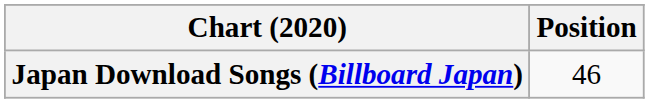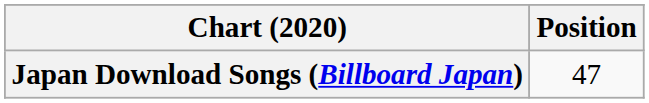(587, 73) 46 -> (587, 73) 47
